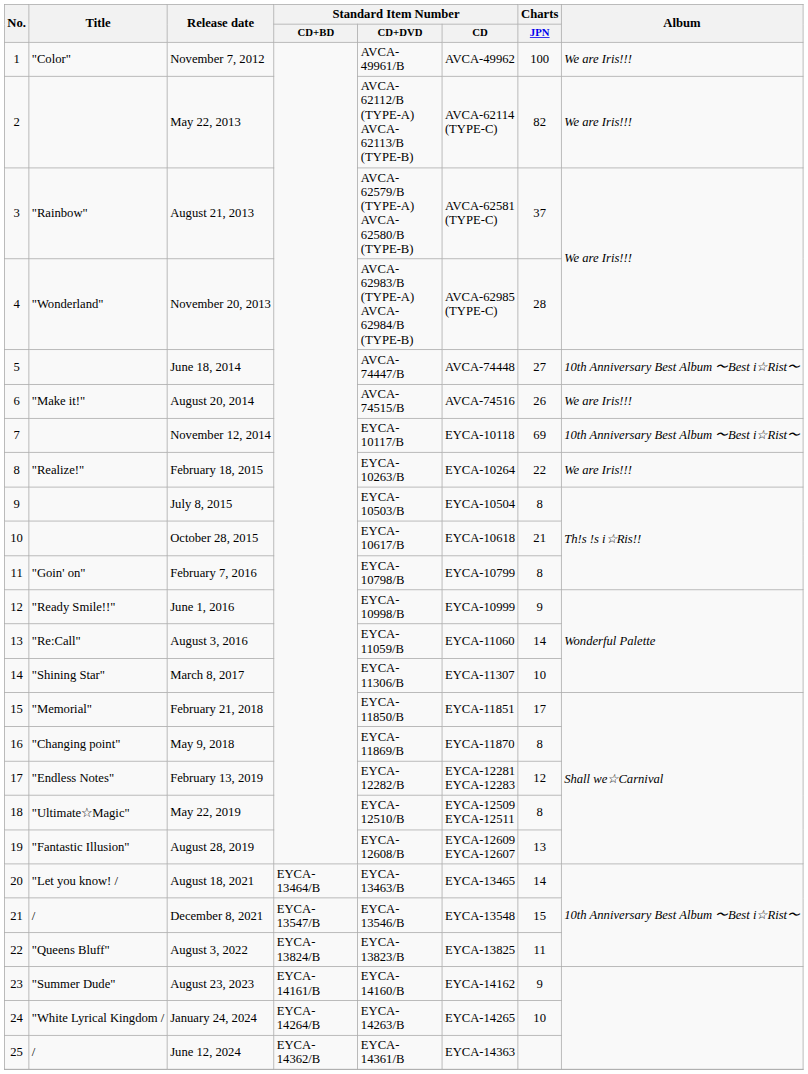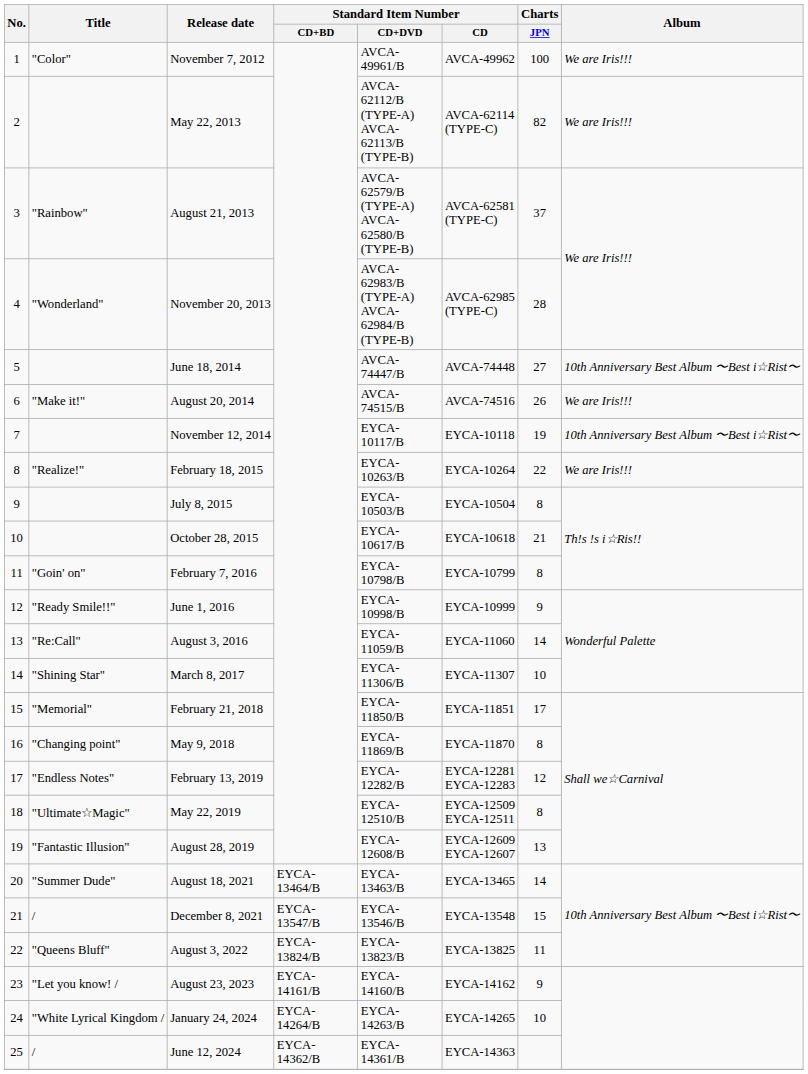(540, 435) 69 -> (540, 435) 19
(75, 881) "Let you know! / -> (74, 881) "Summer Dude"
(74, 983) "Summer Dude" -> (75, 983) "Let you know! /
